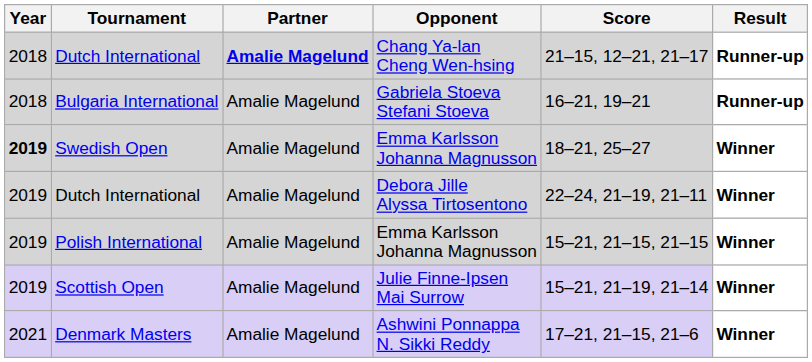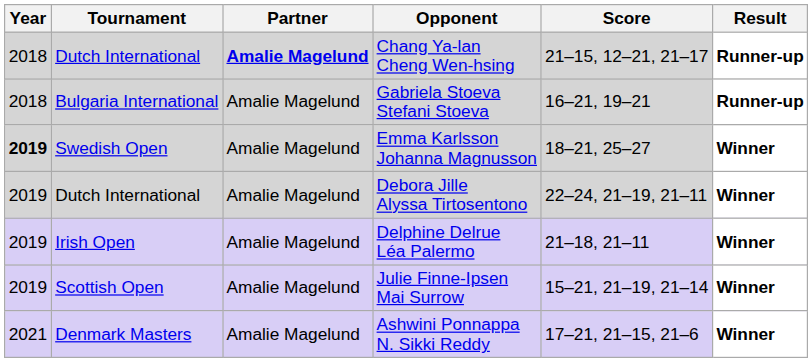- row: (129, 242)
+ row: (95, 242)
